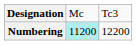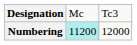(115, 31) 12200 -> (115, 31) 12000
